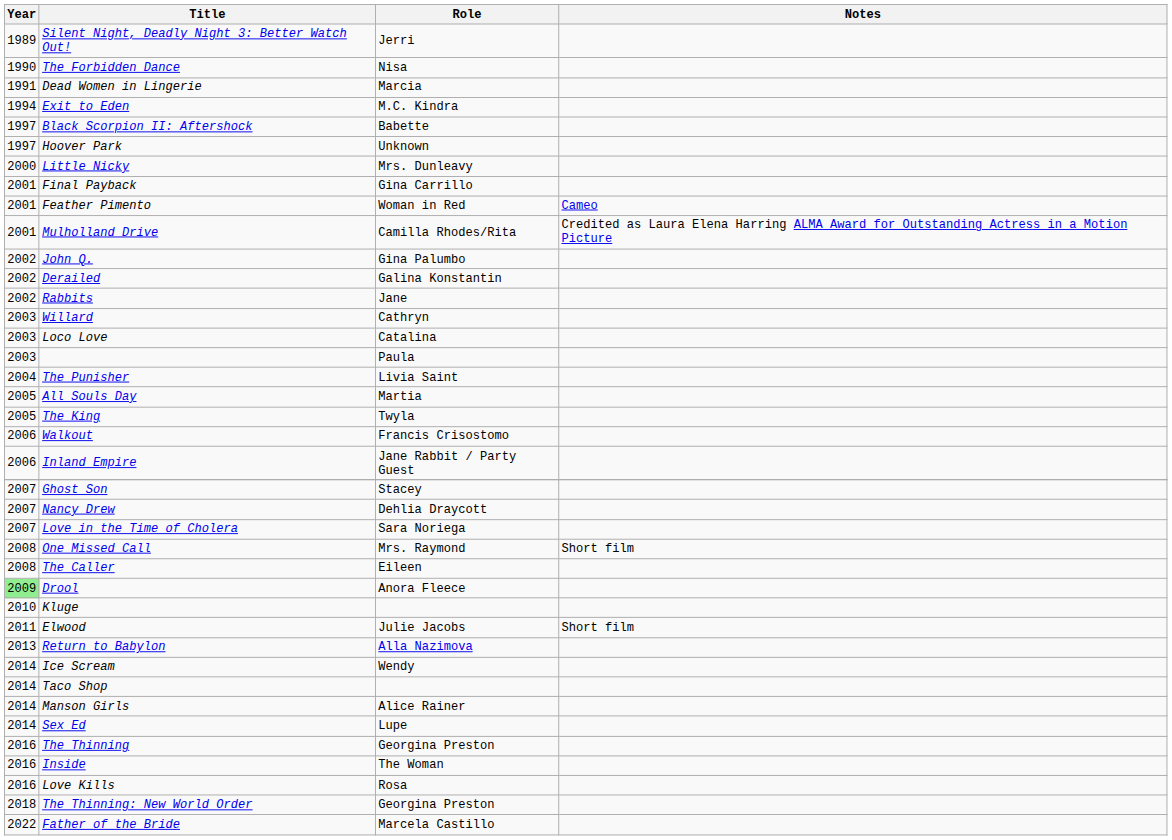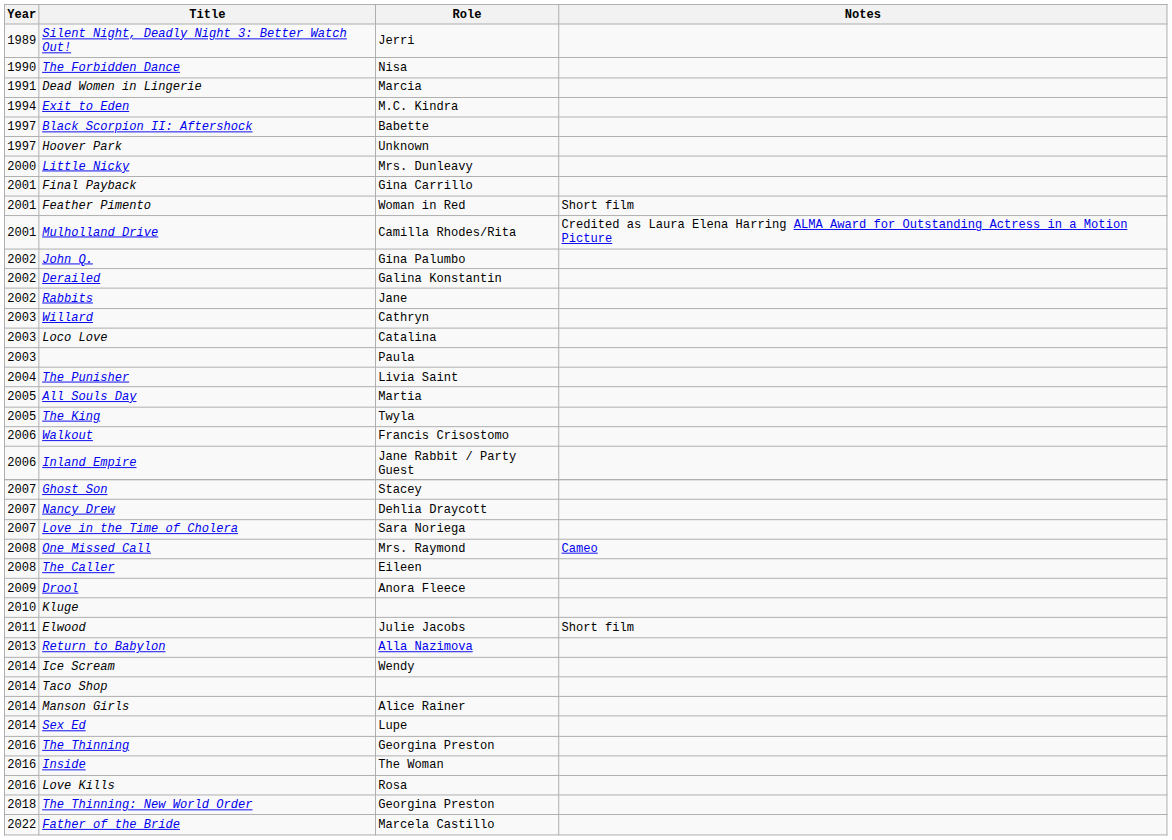(580, 206) Cameo -> (598, 206) Short film
(598, 549) Short film -> (580, 549) Cameo
(22, 588) lightgreen background -> (22, 588) no background
